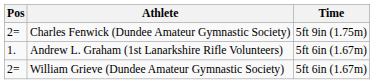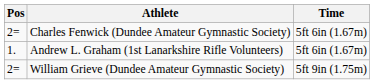(331, 32) 5ft 9in (1.75m) -> (331, 32) 5ft 6in (1.67m)
(331, 69) 5ft 6in (1.67m) -> (331, 69) 5ft 9in (1.75m)
